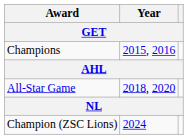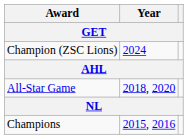rows swapped: (34, 50) <-> (62, 124)
